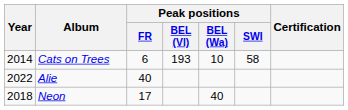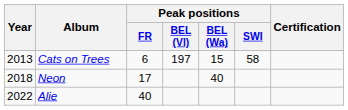(20, 59) 2014 -> (20, 59) 2013
(181, 59) 193 -> (181, 59) 197
(217, 59) 10 -> (217, 59) 15
rows swapped: (52, 96) <-> (48, 78)
